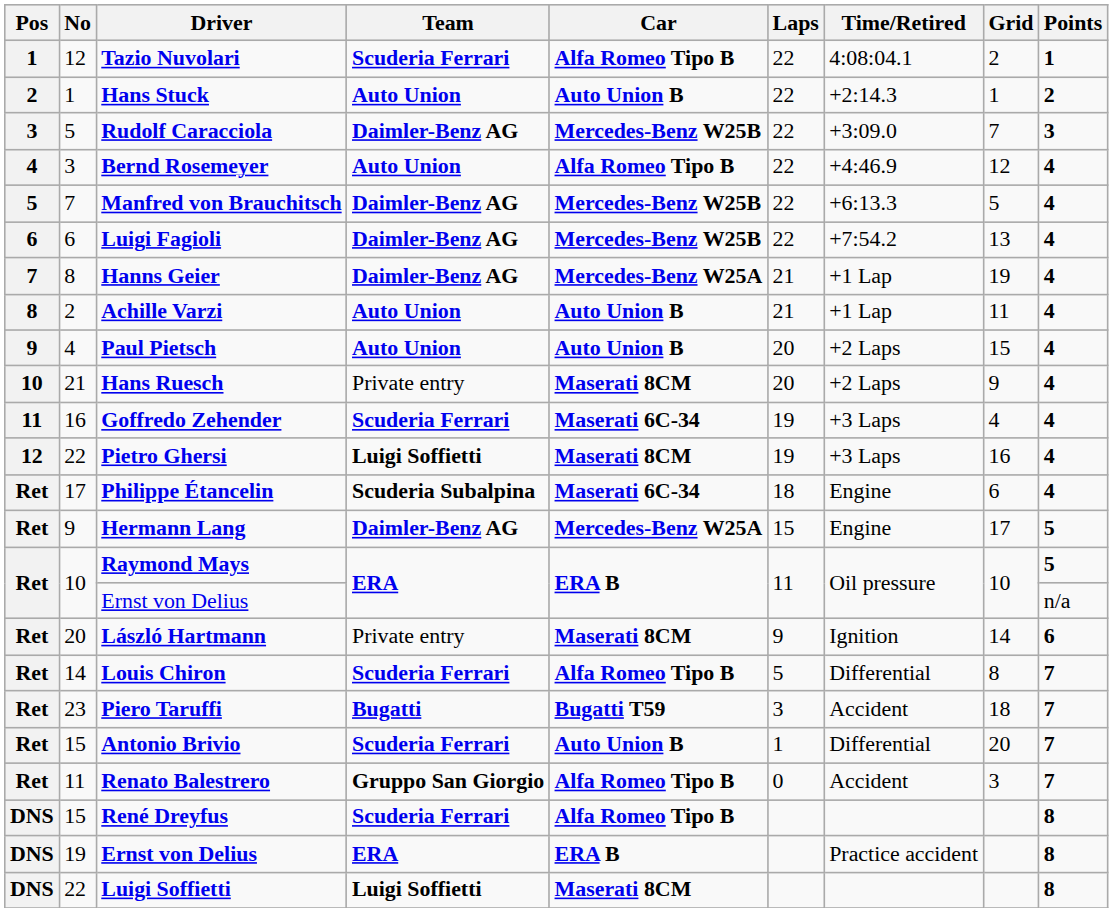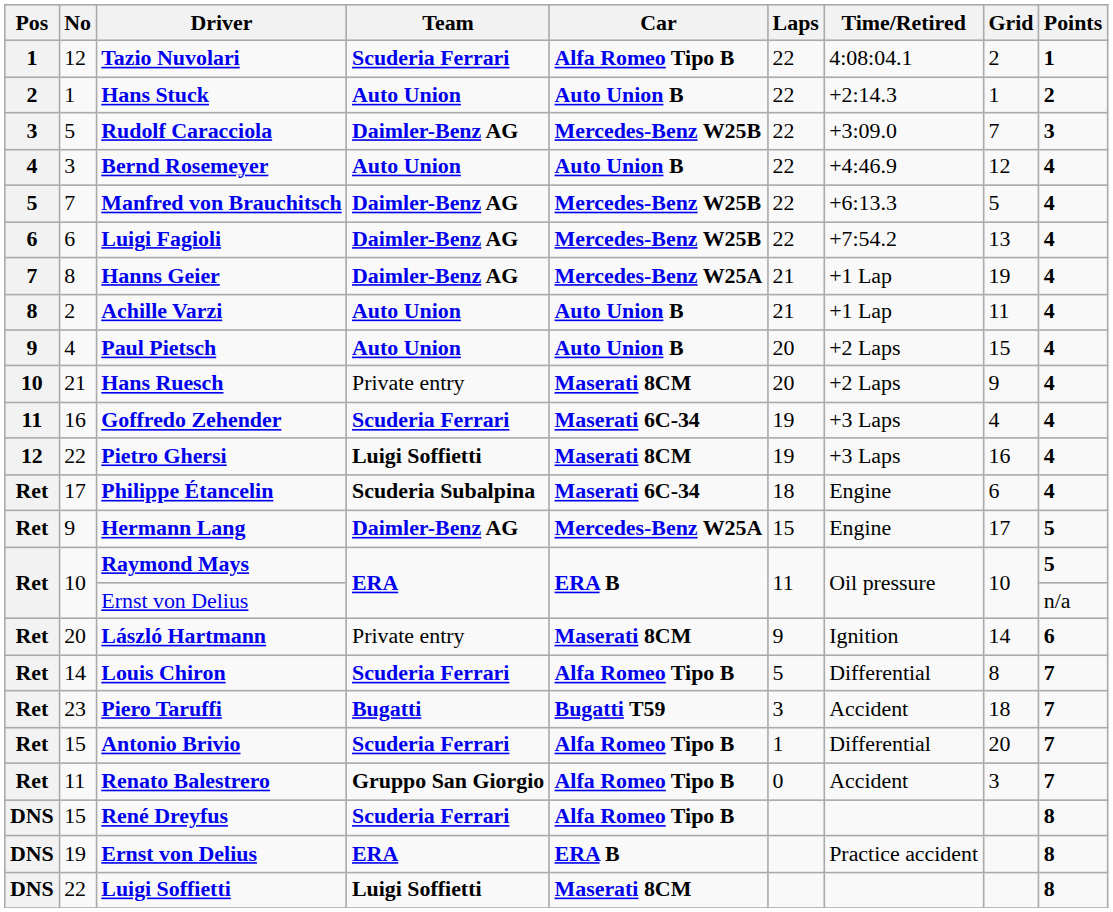(644, 166) Alfa Romeo Tipo B -> (619, 166) Auto Union B
(619, 744) Auto Union B -> (644, 744) Alfa Romeo Tipo B
